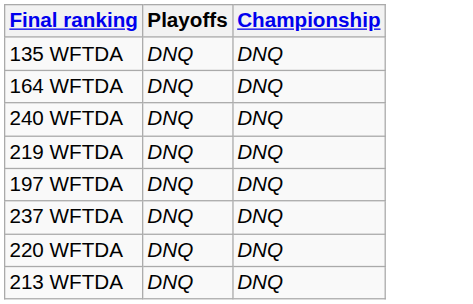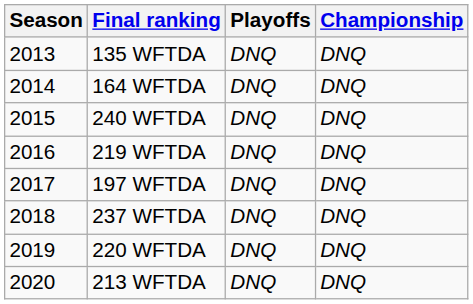+ column: (46, 20)
